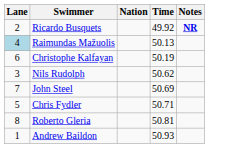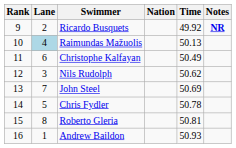+ column: (18, 12)
(163, 58) 50.19 -> (190, 58) 50.49
(163, 105) 50.71 -> (190, 105) 50.78
